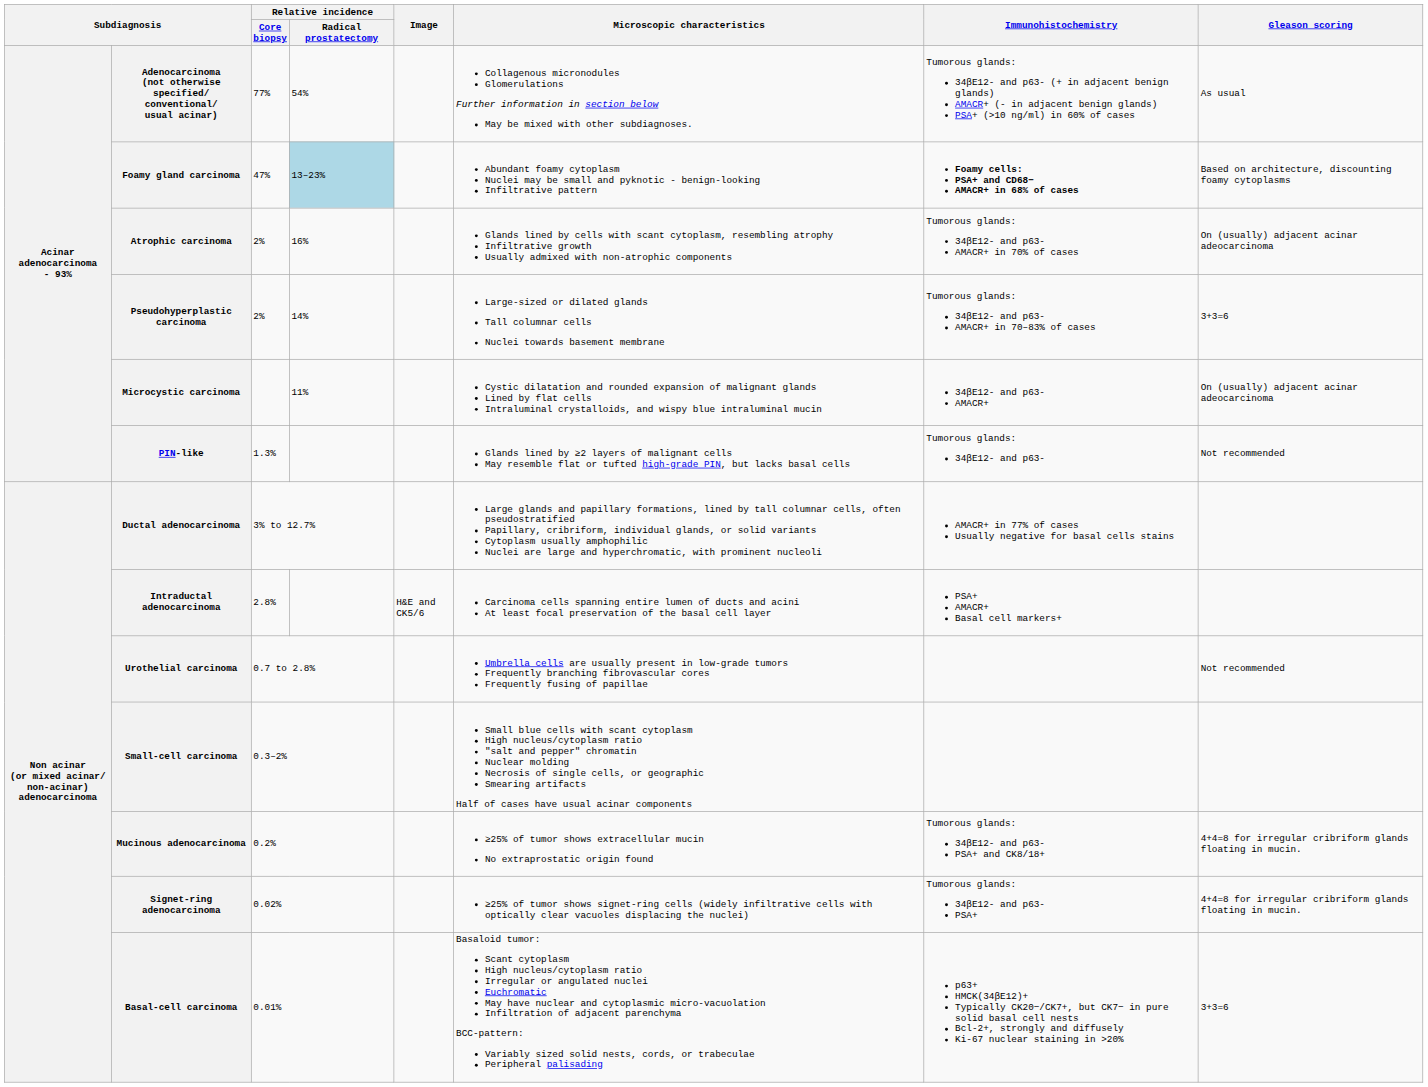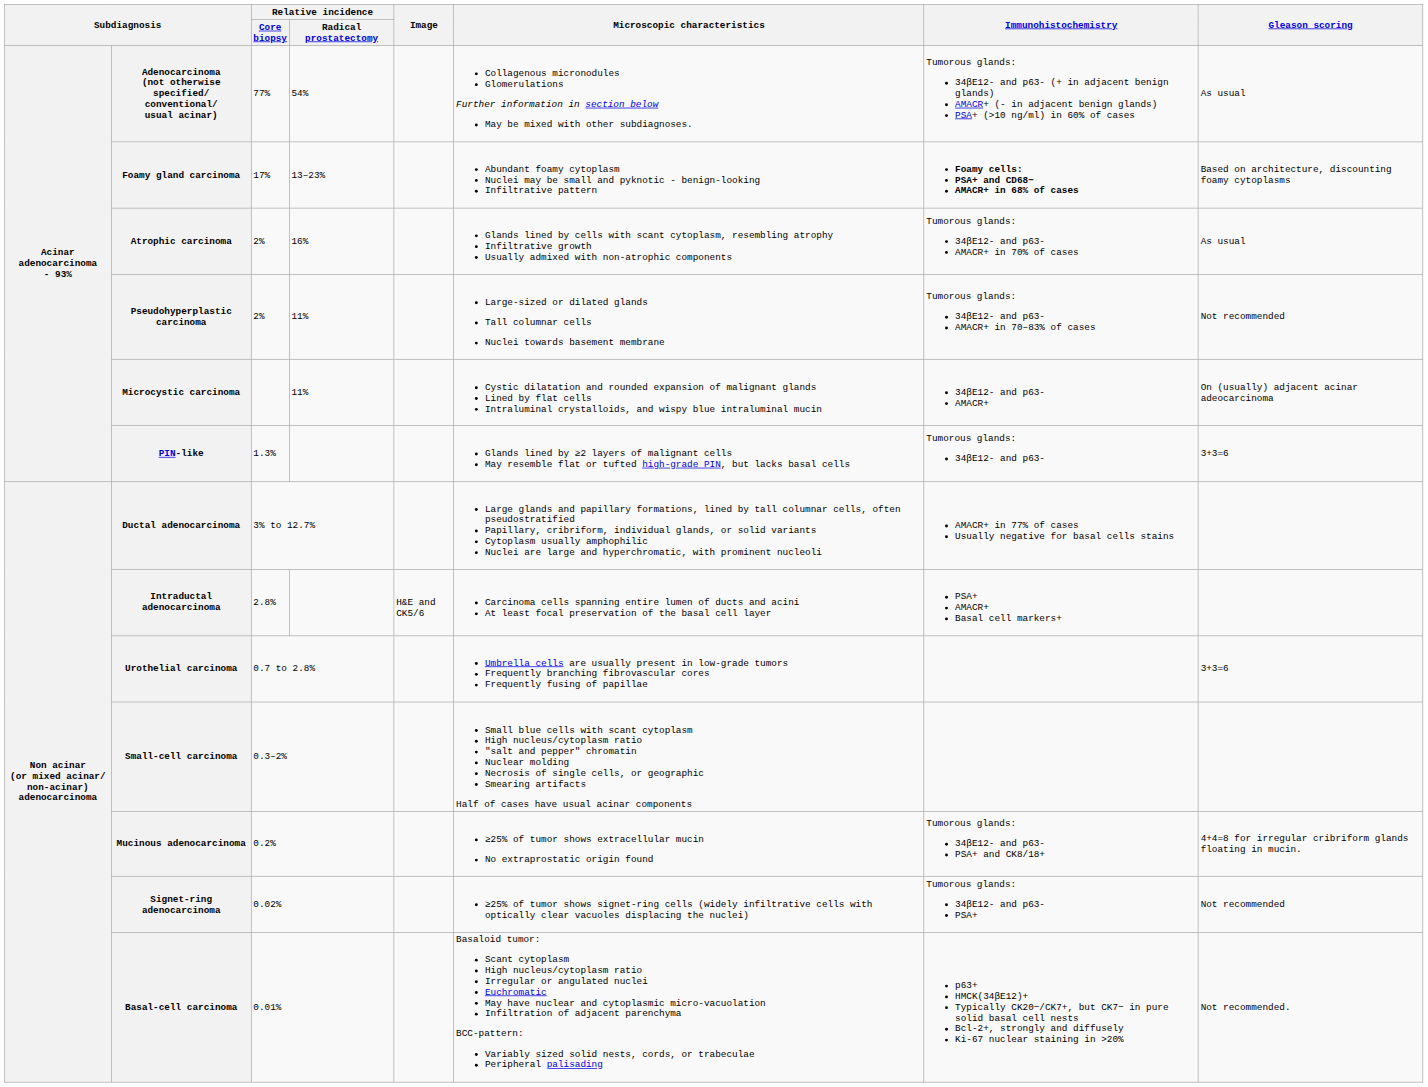(262, 175) 47% -> (262, 175) 17%
(308, 175) lightblue background -> (308, 175) no background
(1279, 241) On (usually) adjacent acinar adeocarcinoma -> (1223, 241) As usual
(300, 317) 14% -> (300, 317) 11%
(1215, 317) 3+3=6 -> (1243, 317) Not recommended
(1243, 454) Not recommended -> (1215, 454) 3+3=6
(1243, 669) Not recommended -> (1215, 669) 3+3=6
(1305, 904) 4+4=8 for irregular cribriform glands floating in mucin. -> (1243, 904) Not recommended
(1215, 1007) 3+3=6 -> (1246, 1007) Not recommended.
